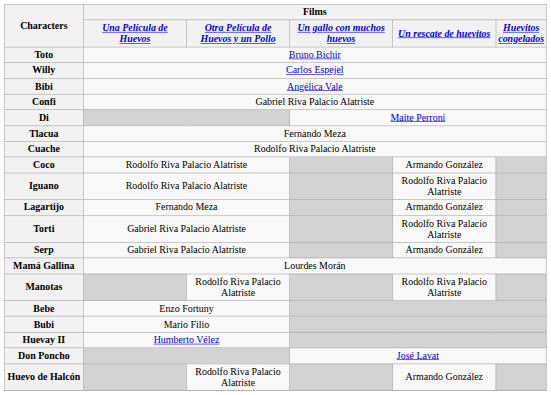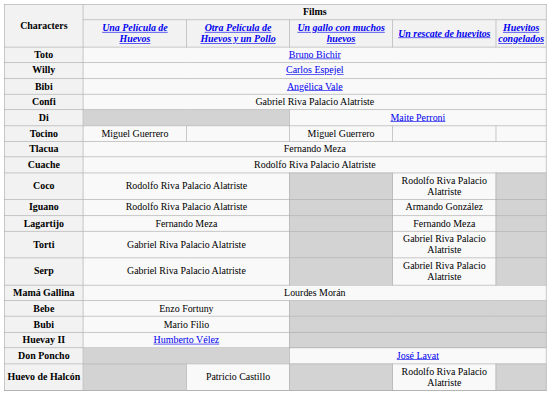+ row: (44, 133)
(444, 165) Armando González -> (444, 186) Rodolfo Riva Palacio Alatriste
(444, 186) Rodolfo Riva Palacio Alatriste -> (444, 207) Armando González
(444, 207) Armando González -> (444, 223) Fernando Meza
(444, 229) Rodolfo Riva Palacio Alatriste -> (444, 244) Gabriel Riva Palacio Alatriste
(444, 250) Armando González -> (444, 271) Gabriel Riva Palacio Alatriste
- row: (44, 287)
(238, 377) Rodolfo Riva Palacio Alatriste -> (238, 377) Patricio Castillo
(444, 377) Armando González -> (444, 377) Rodolfo Riva Palacio Alatriste
